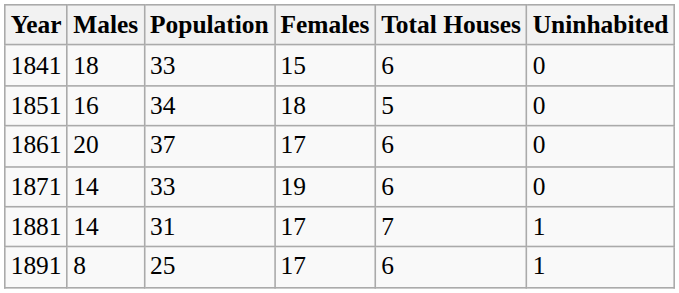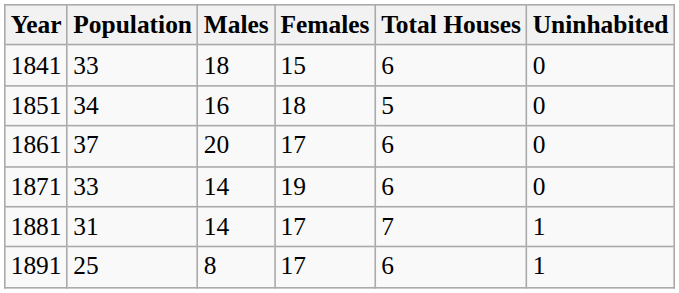columns swapped: (209, 24) <-> (106, 24)
